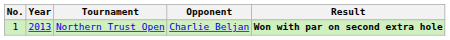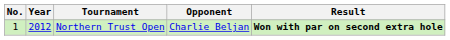(40, 28) 2013 -> (40, 28) 2012
